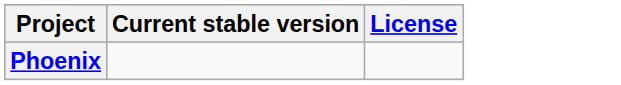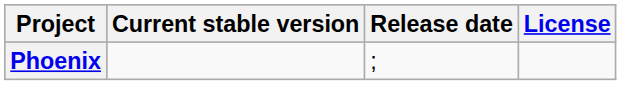+ column: (442, 24)
